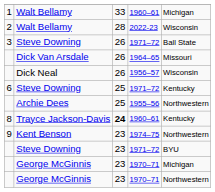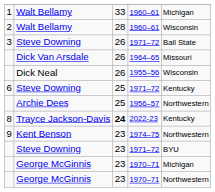(144, 27) 2022-23 -> (144, 27) 1960–61
(144, 73) 1956–57 -> (144, 73) 1955–56
(144, 103) 1955–56 -> (144, 103) 1956–57
(144, 118) 1960–61 -> (144, 118) 2022-23
